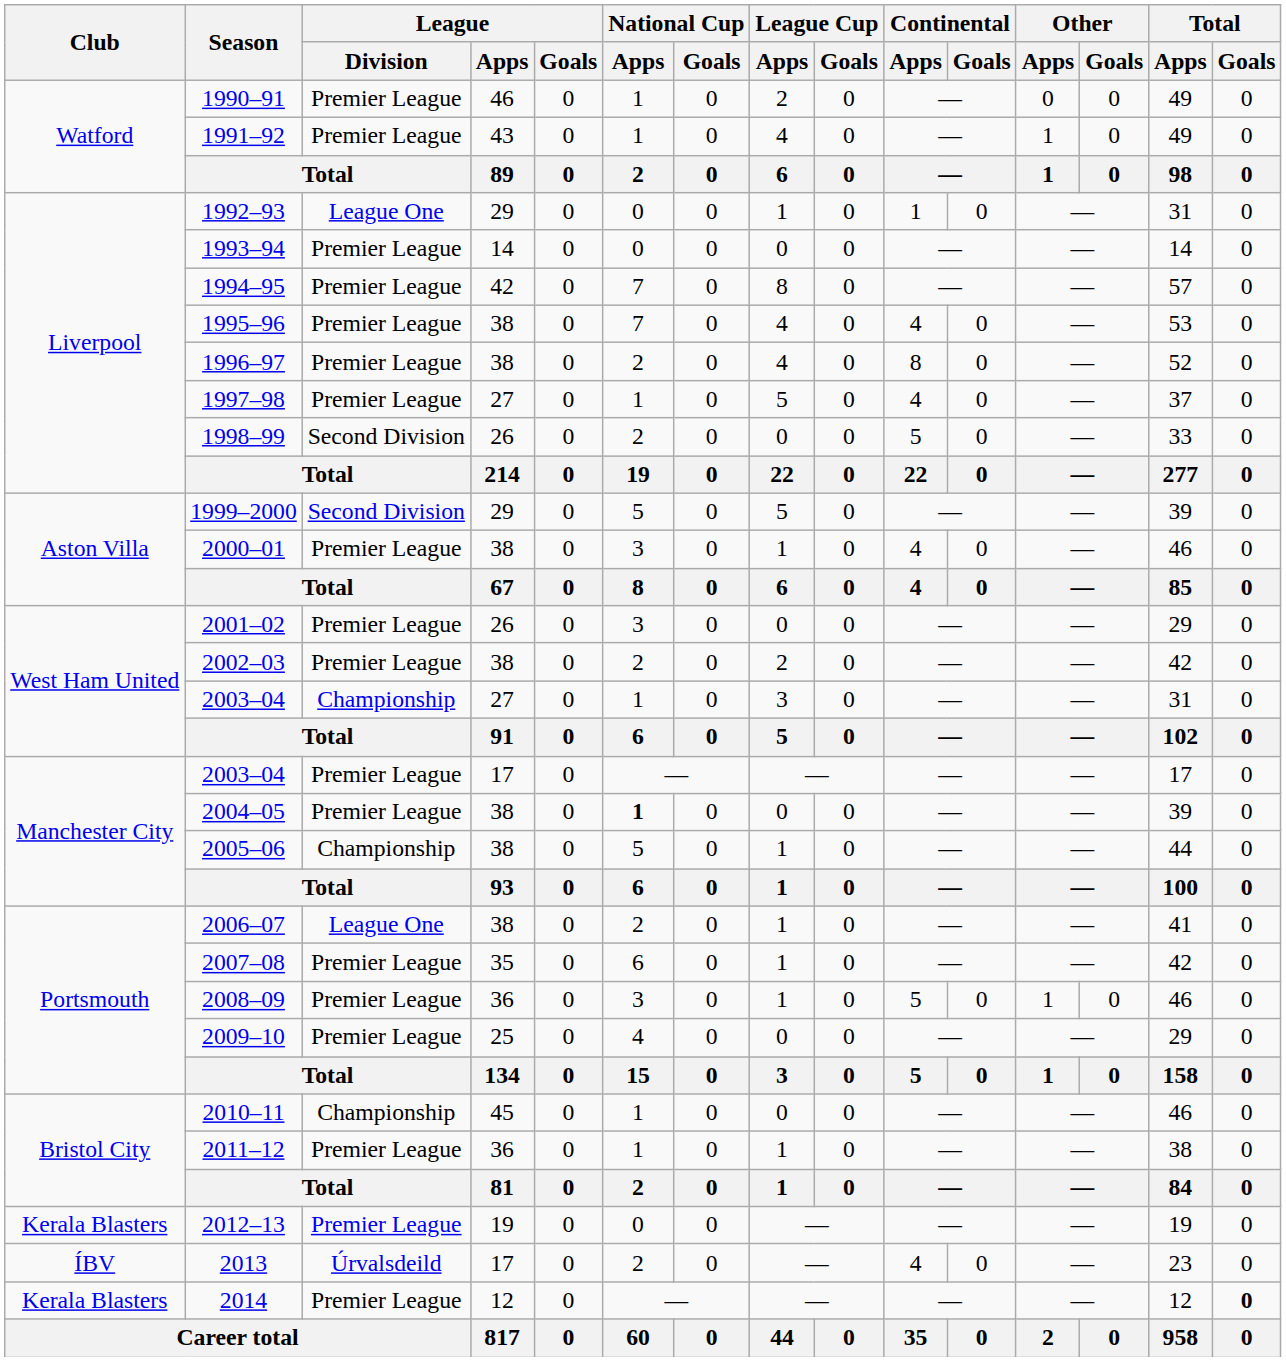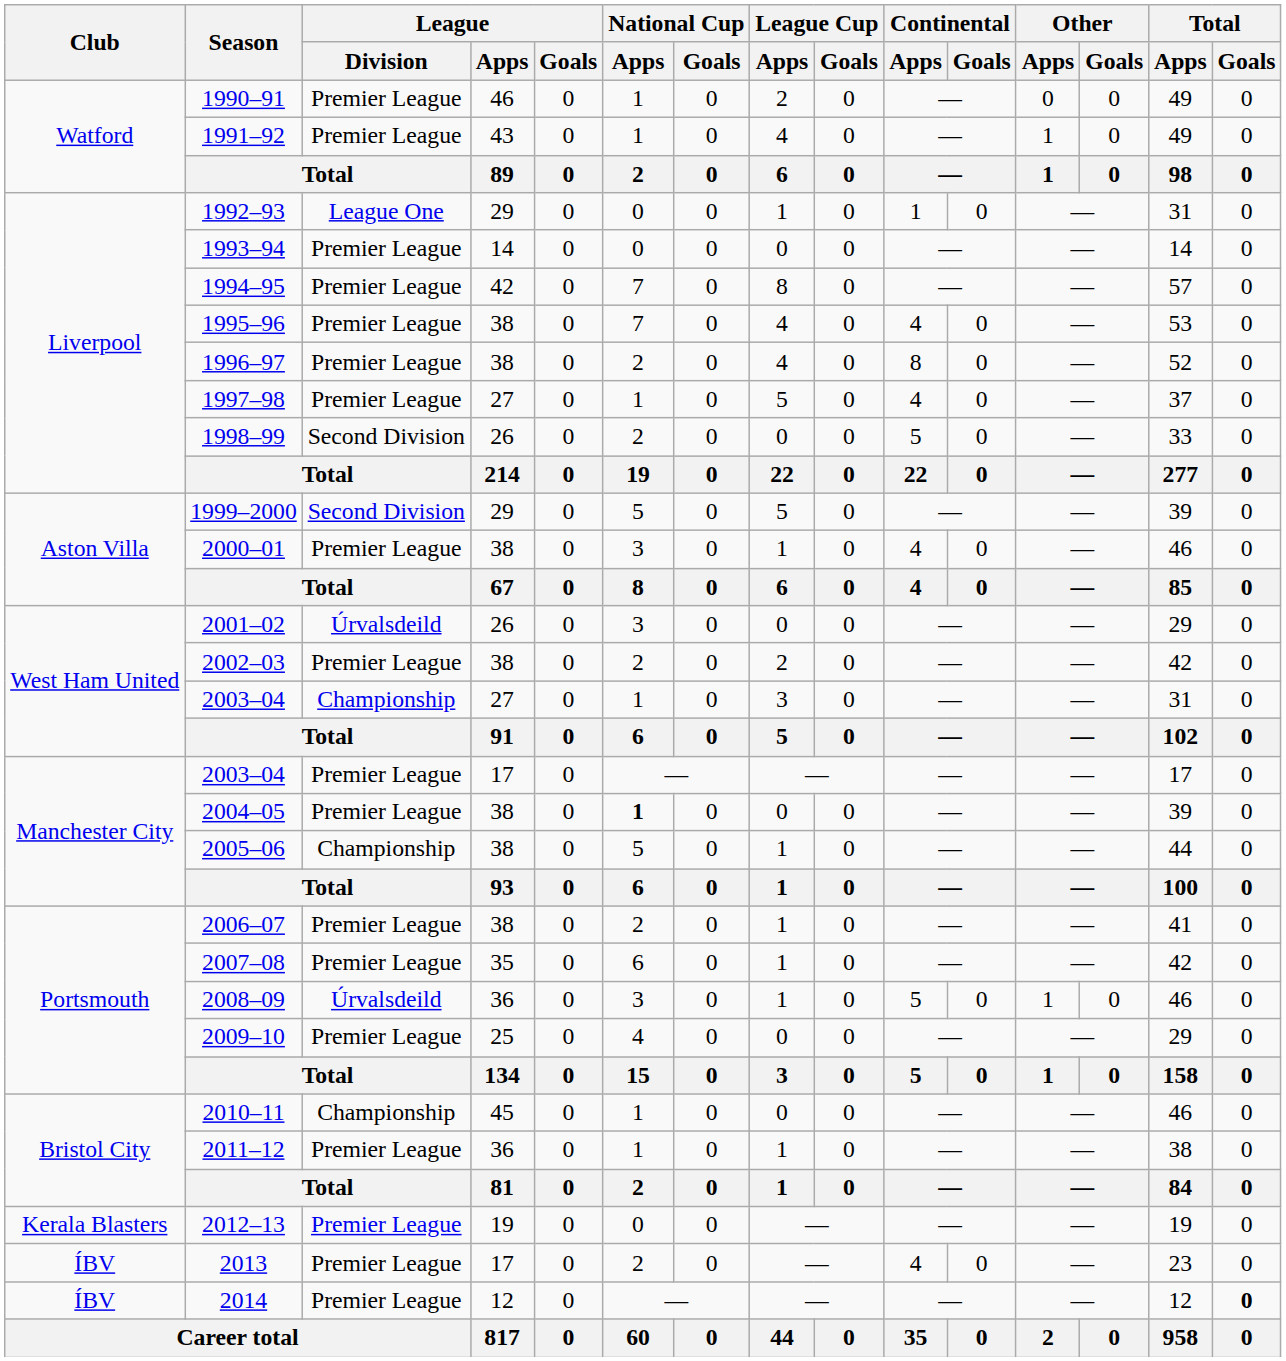(386, 624) Premier League -> (386, 624) Úrvalsdeild
(386, 924) League One -> (386, 924) Premier League
(386, 999) Premier League -> (386, 999) Úrvalsdeild
(386, 1262) Úrvalsdeild -> (386, 1262) Premier League
(95, 1300) Kerala Blasters -> (95, 1300) ÍBV
